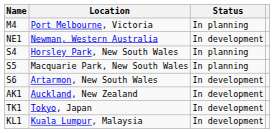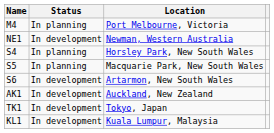columns swapped: (110, 11) <-> (228, 11)
